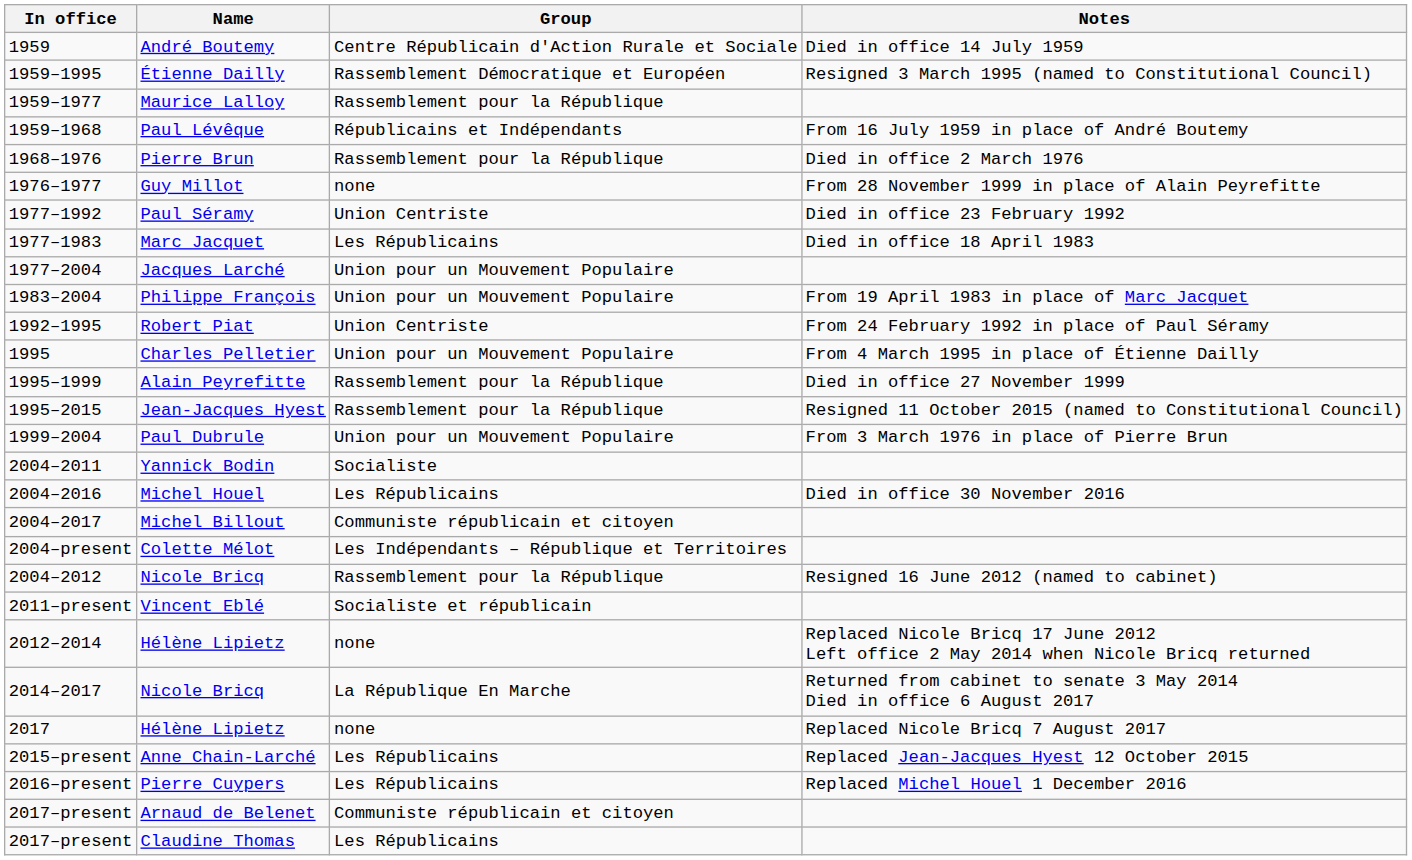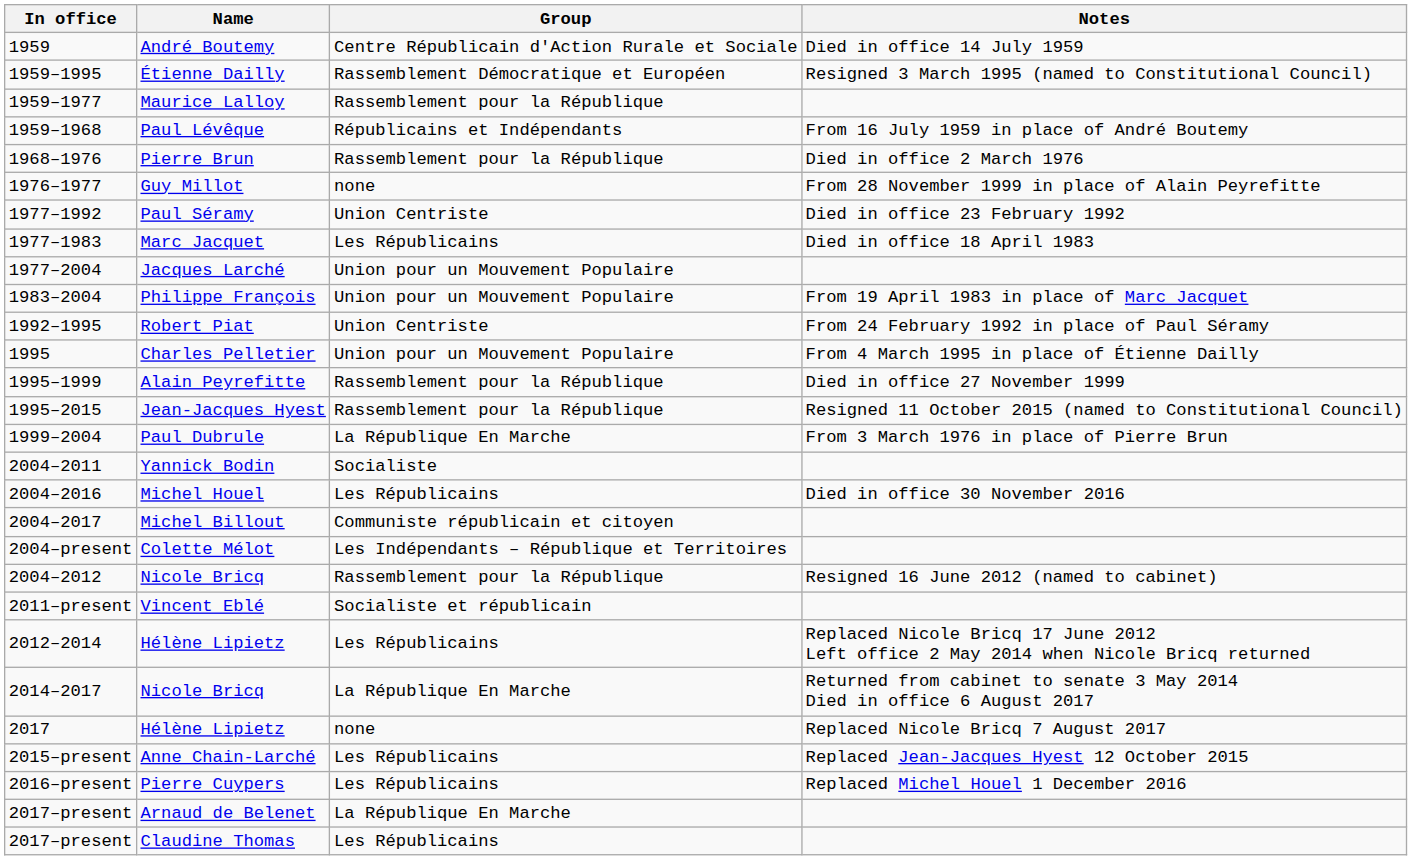(504, 438) Union pour un Mouvement Populaire -> (452, 438) La République En Marche
(355, 644) none -> (416, 644) Les Républicains
(504, 813) Communiste républicain et citoyen -> (452, 813) La République En Marche
